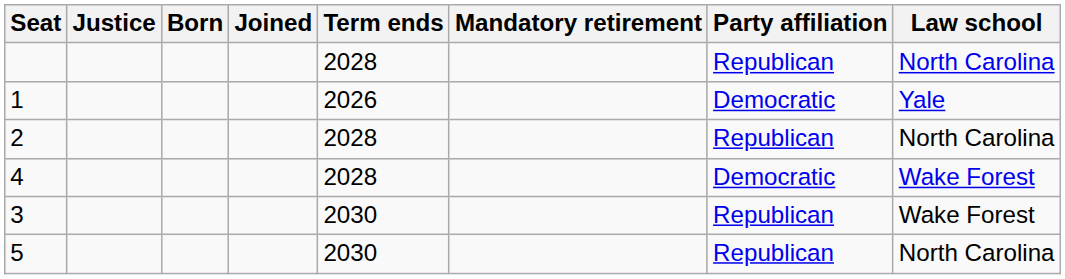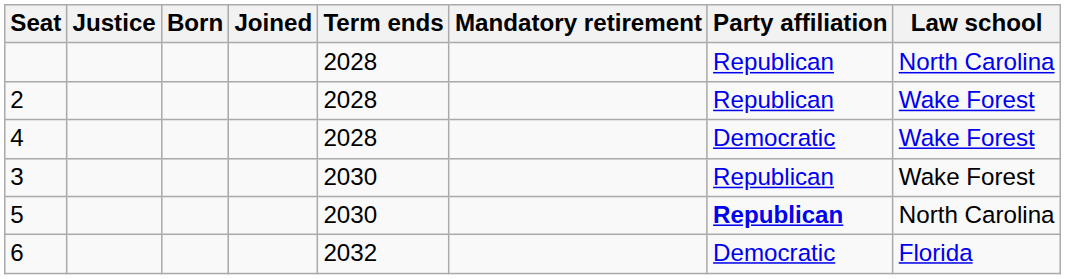- row: (17, 100)
(977, 138) North Carolina -> (967, 100) Wake Forest
(774, 253) normal -> (778, 215) bold
+ row: (17, 253)
